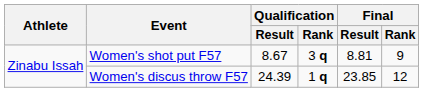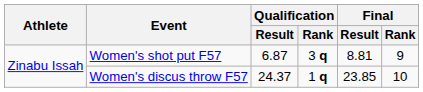(275, 56) 8.67 -> (275, 56) 6.87
(275, 77) 24.39 -> (275, 77) 24.37
(400, 77) 12 -> (400, 77) 10
